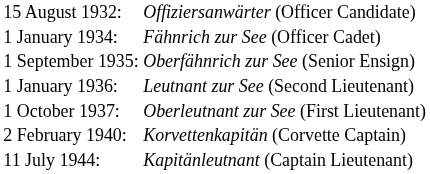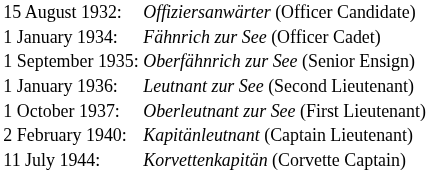(275, 135) Korvettenkapitän (Corvette Captain) -> (278, 135) Kapitänleutnant (Captain Lieutenant)
(278, 160) Kapitänleutnant (Captain Lieutenant) -> (275, 160) Korvettenkapitän (Corvette Captain)
